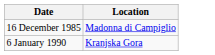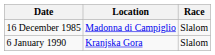+ column: (194, 12)
